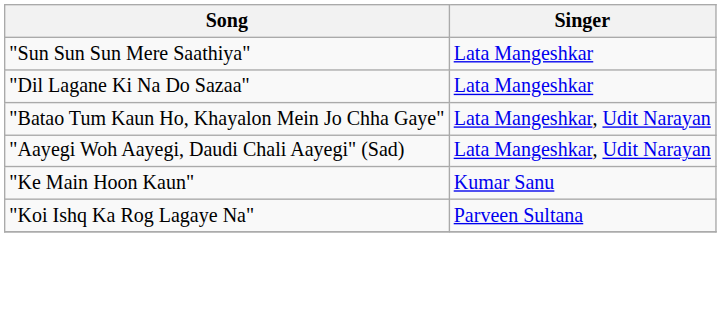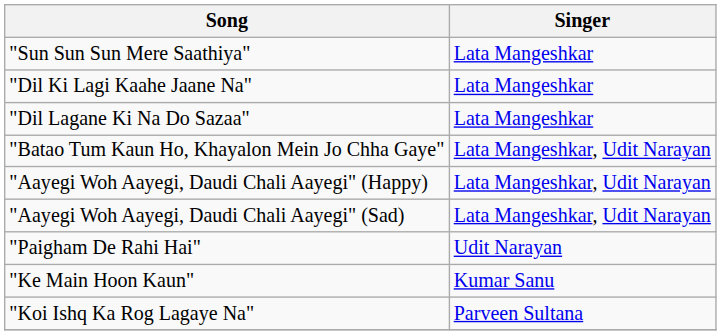+ row: (131, 85)
+ row: (219, 182)
+ row: (105, 247)
